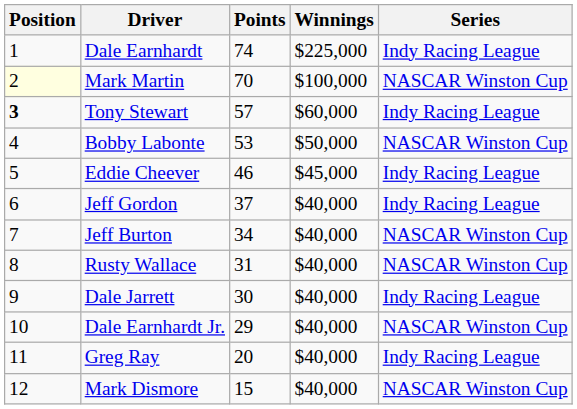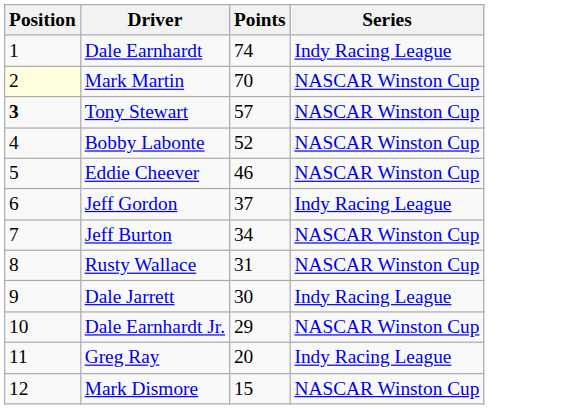- column: (334, 19)
(461, 111) Indy Racing League -> (387, 111) NASCAR Winston Cup
(244, 142) 53 -> (244, 142) 52
(461, 173) Indy Racing League -> (387, 173) NASCAR Winston Cup
